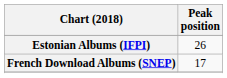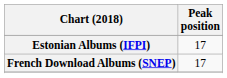(200, 44) 26 -> (200, 44) 17
